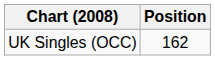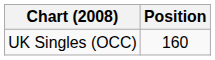(175, 42) 162 -> (175, 42) 160
